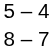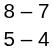rows swapped: (27, 39) <-> (27, 11)
